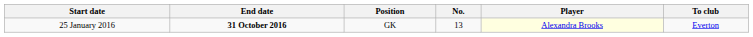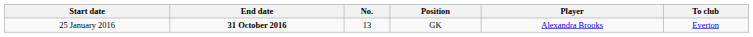columns swapped: (390, 11) <-> (459, 11)
(572, 24) lightyellow background -> (572, 24) no background
